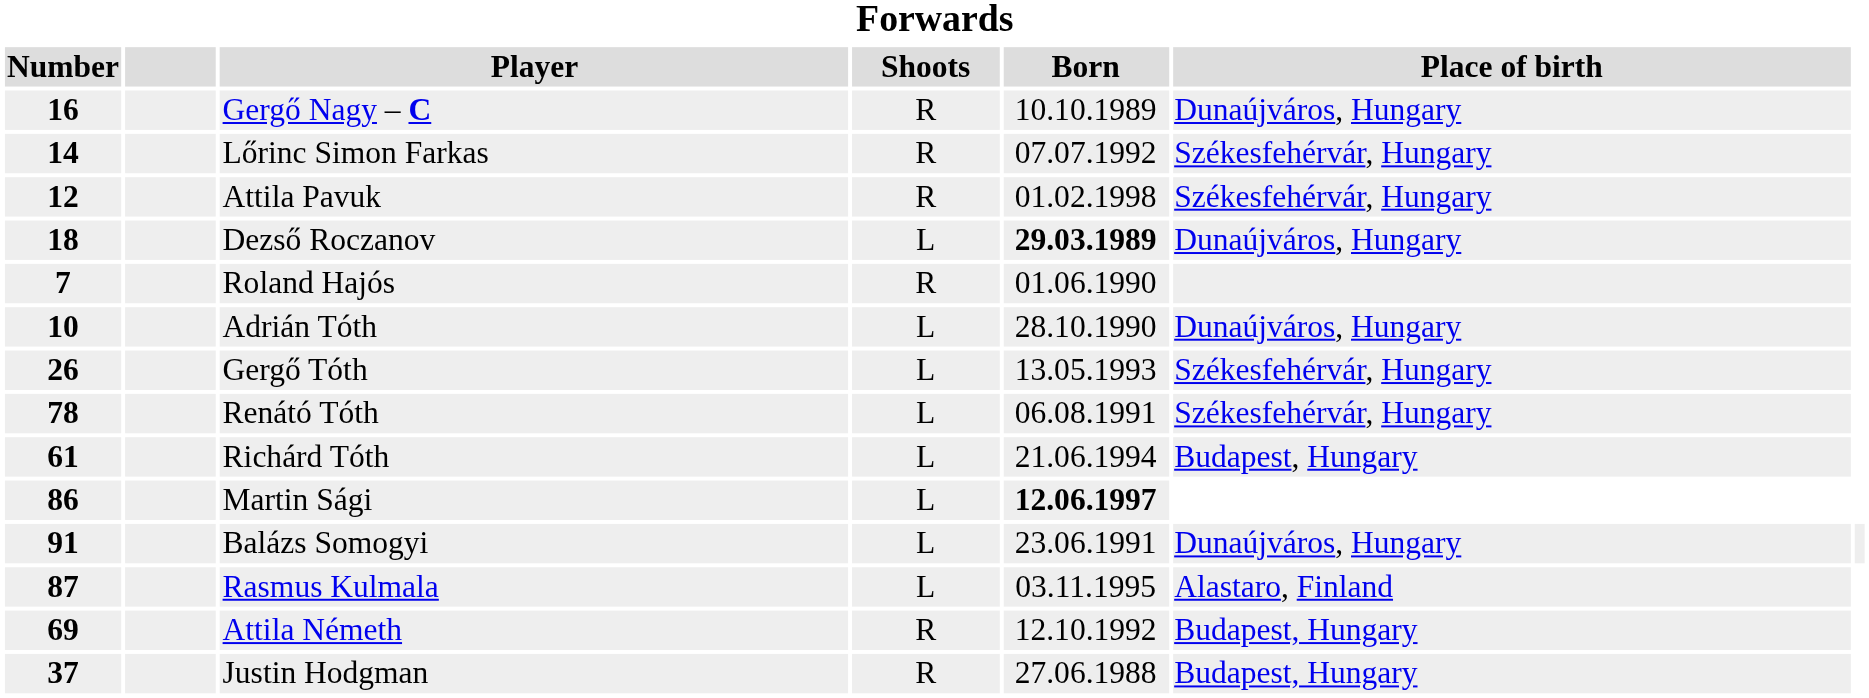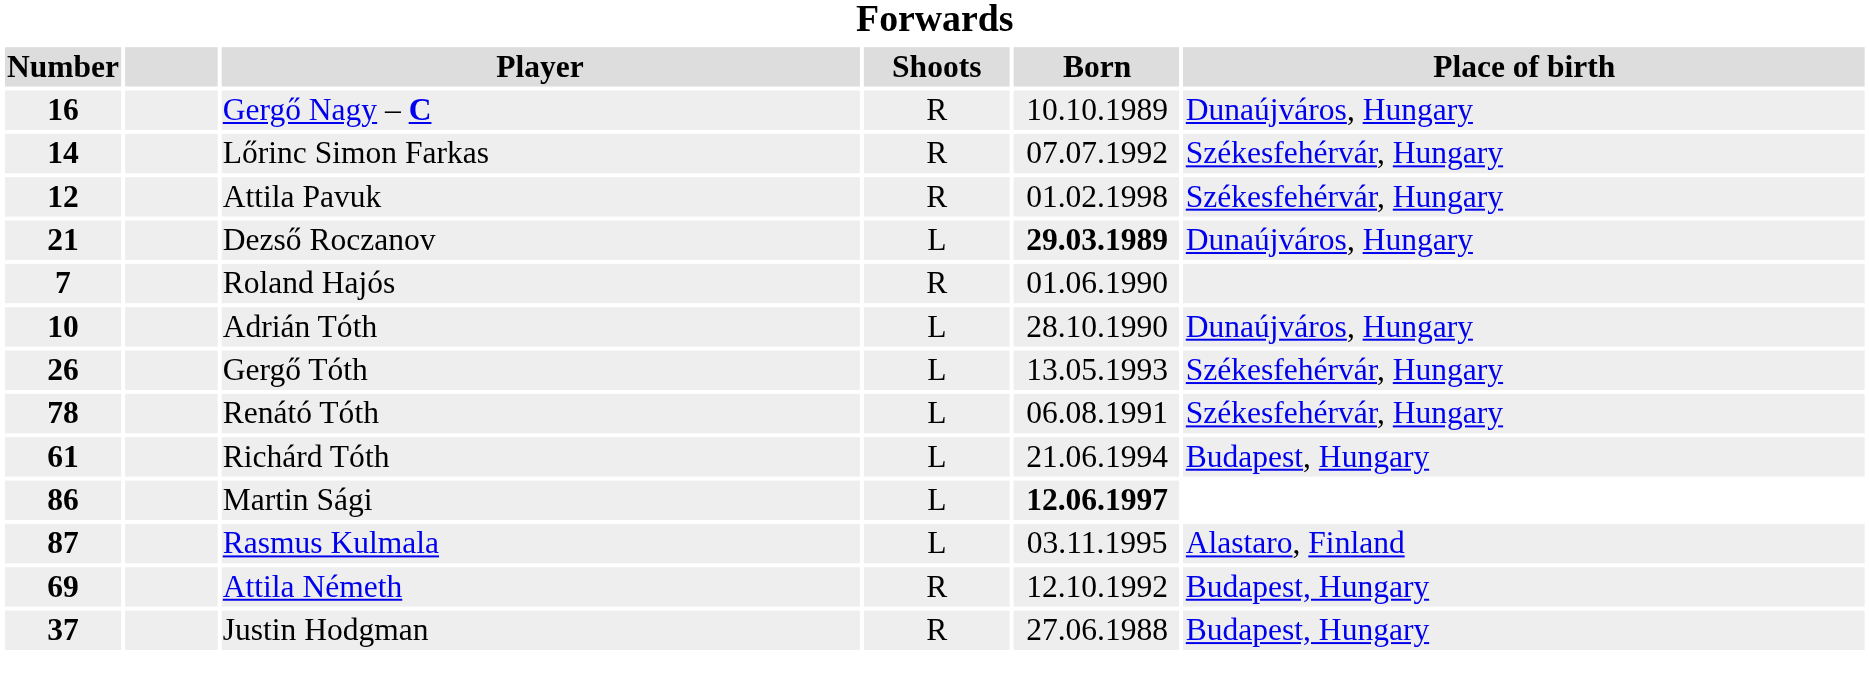(63, 239) 18 -> (63, 239) 21
- row: (325, 543)
